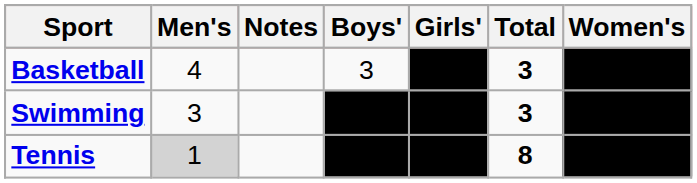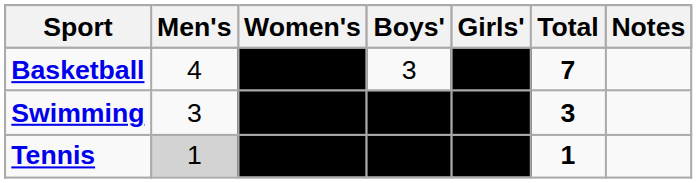columns swapped: (627, 27) <-> (281, 27)
(525, 70) 3 -> (568, 70) 7
(525, 156) 8 -> (568, 156) 1
